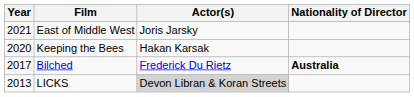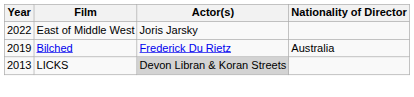(19, 30) 2021 -> (19, 30) 2022
- row: (80, 48)
(19, 65) 2017 -> (19, 48) 2019
(315, 65) bold -> (313, 48) normal
